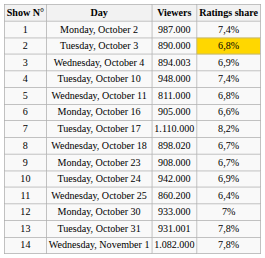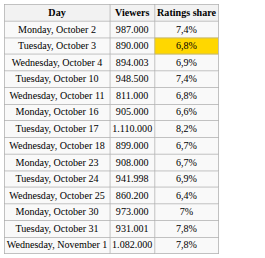- column: (25, 13)
(174, 79) 948.000 -> (132, 79) 948.500
(174, 146) 898.020 -> (132, 146) 899.000
(174, 179) 942.000 -> (132, 179) 941.998
(174, 212) 933.000 -> (132, 212) 973.000
